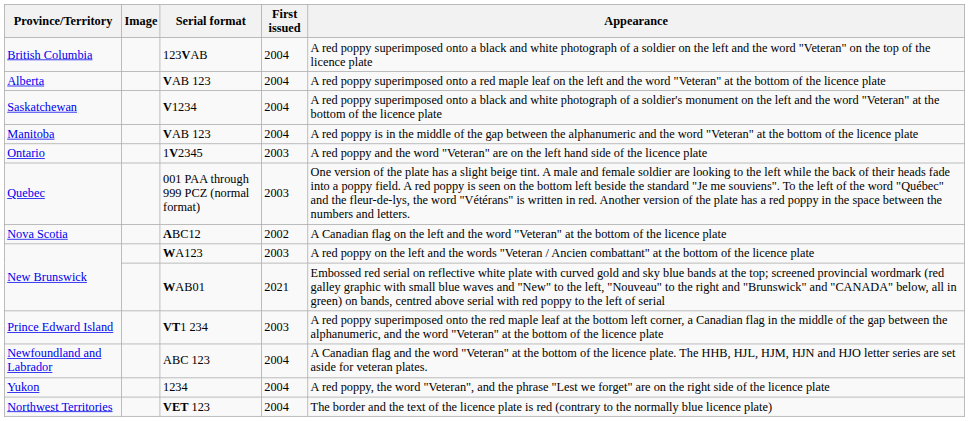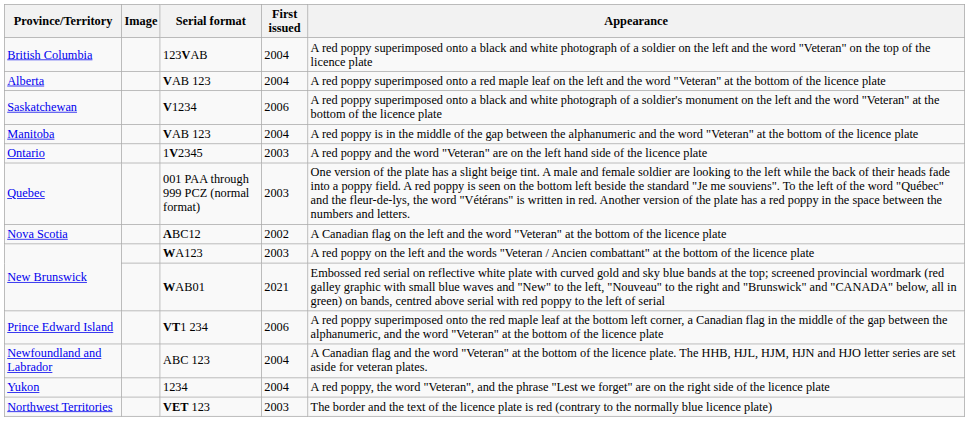(277, 107) 2004 -> (277, 107) 2006
(277, 327) 2003 -> (277, 327) 2006
(277, 406) 2004 -> (277, 406) 2003
